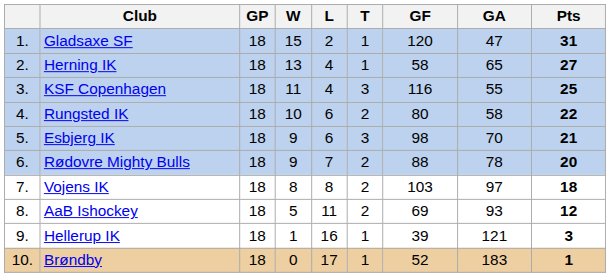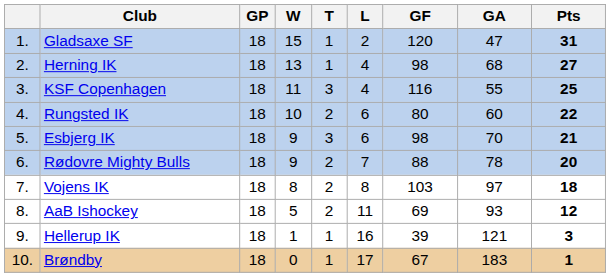columns swapped: (365, 16) <-> (329, 16)
(420, 65) 58 -> (420, 65) 98
(494, 65) 65 -> (494, 65) 68
(494, 114) 58 -> (494, 114) 60
(420, 260) 52 -> (420, 260) 67
